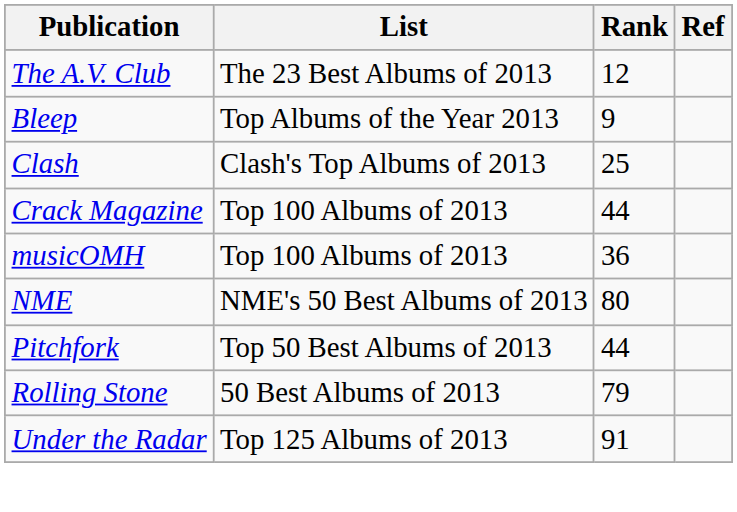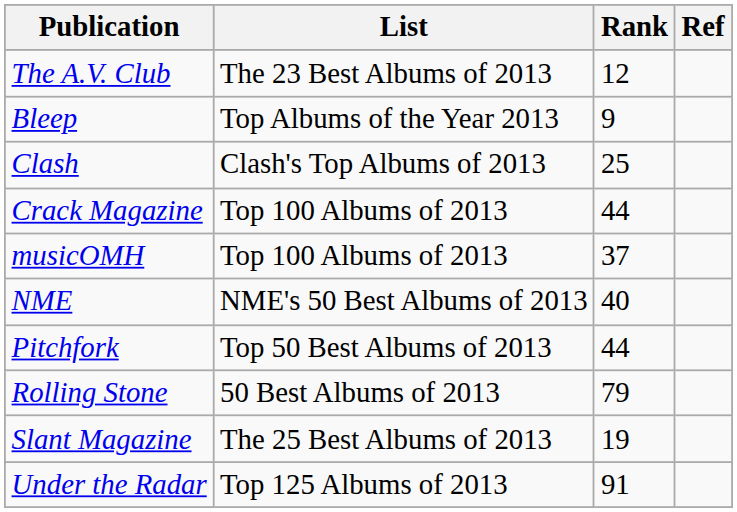(615, 255) 36 -> (615, 255) 37
(615, 301) 80 -> (615, 301) 40
+ row: (102, 438)
